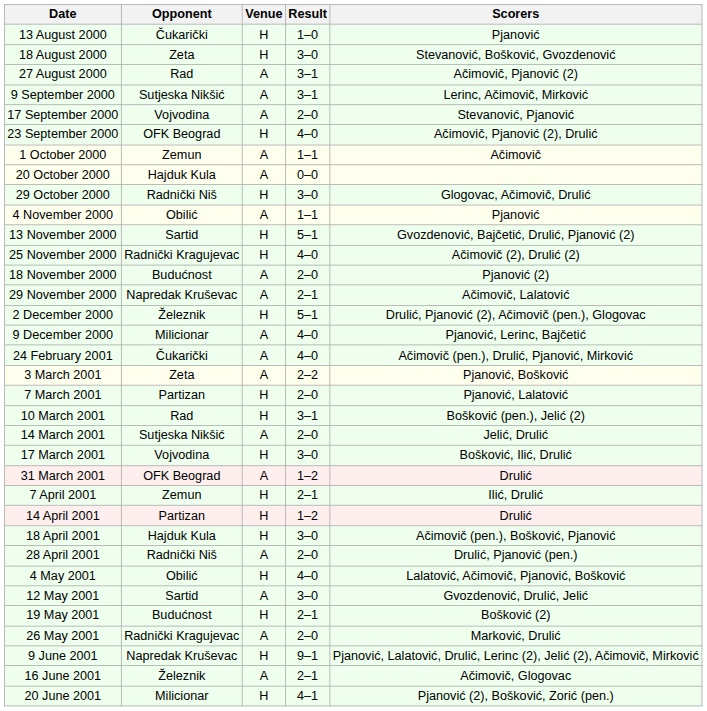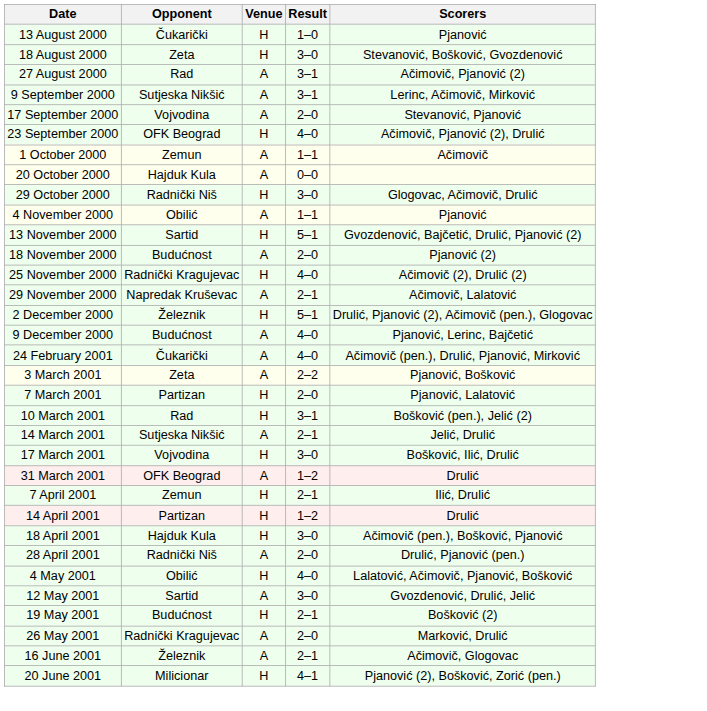rows swapped: (63, 275) <-> (63, 255)
(182, 335) Milicionar -> (182, 335) Budućnost
(308, 435) 2–0 -> (308, 435) 2–1
- row: (63, 656)
